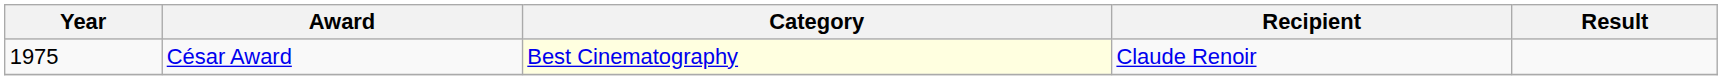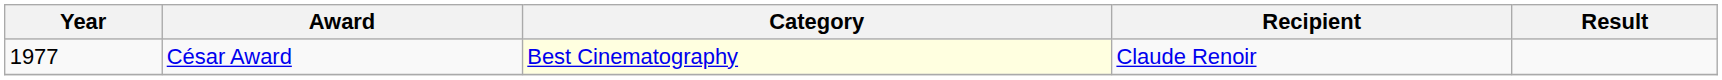(34, 56) 1975 -> (34, 56) 1977
